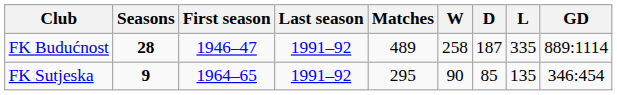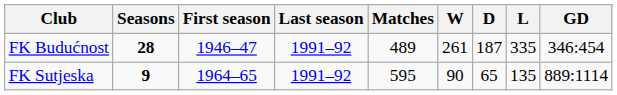(455, 47) 258 -> (455, 47) 261
(576, 47) 889:1114 -> (576, 47) 346:454
(403, 76) 295 -> (403, 76) 595
(489, 76) 85 -> (489, 76) 65
(576, 76) 346:454 -> (576, 76) 889:1114
